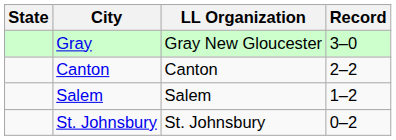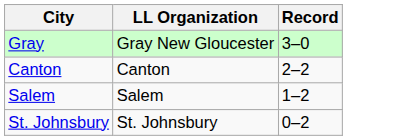- column: (28, 17)
